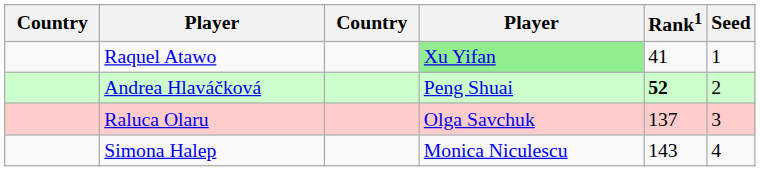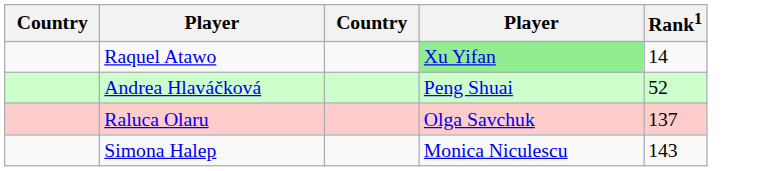- column: (731, 22)
(658, 56) 41 -> (658, 56) 14
(658, 87) bold -> (658, 87) normal
